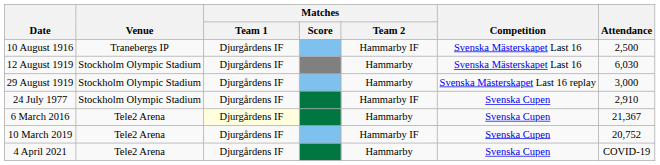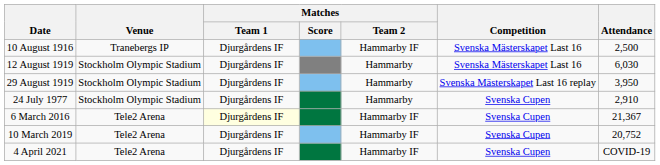(627, 82) 3,000 -> (627, 82) 3,950
(389, 100) Hammarby IF -> (389, 100) Hammarby
(389, 117) Hammarby -> (389, 117) Hammarby IF
(389, 152) Hammarby -> (389, 152) Hammarby IF
